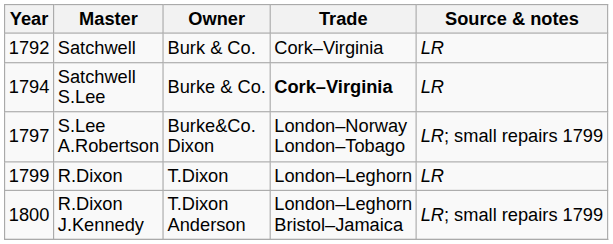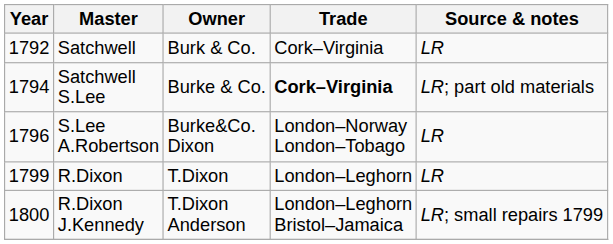(432, 87) LR -> (507, 87) LR; part old materials
(29, 136) 1797 -> (29, 136) 1796
(512, 136) LR; small repairs 1799 -> (432, 136) LR
